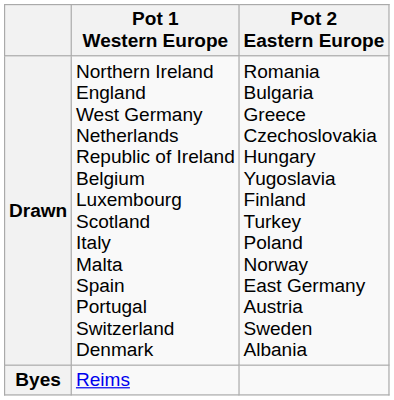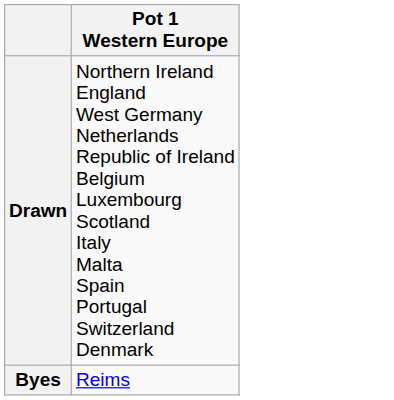- column: (314, 30)
